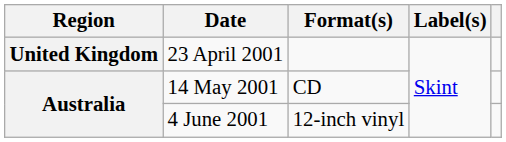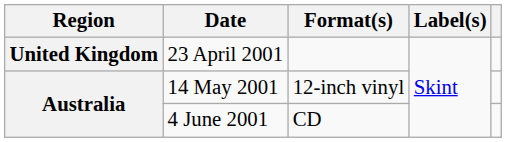(307, 86) CD -> (348, 86) 12-inch vinyl
(348, 119) 12-inch vinyl -> (307, 119) CD
